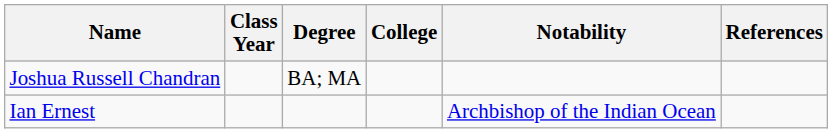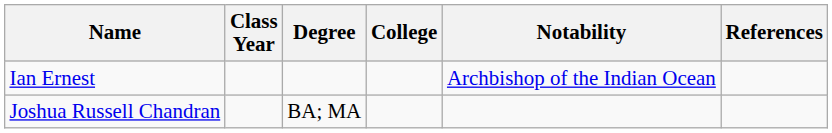rows swapped: (52, 111) <-> (115, 77)
